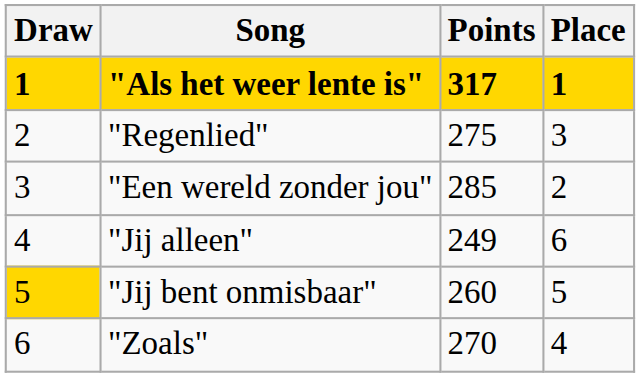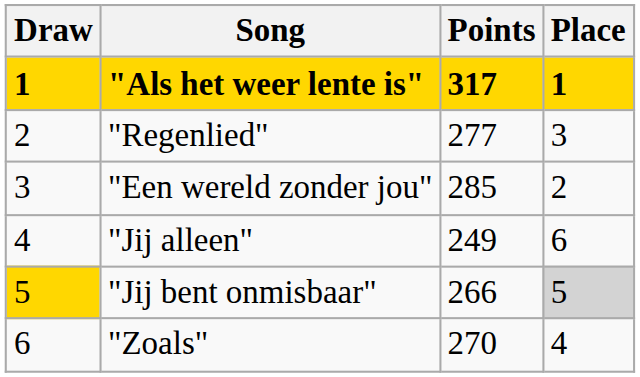(472, 135) 275 -> (472, 135) 277
(472, 291) 260 -> (472, 291) 266
(559, 291) no background -> (559, 291) lightgrey background
